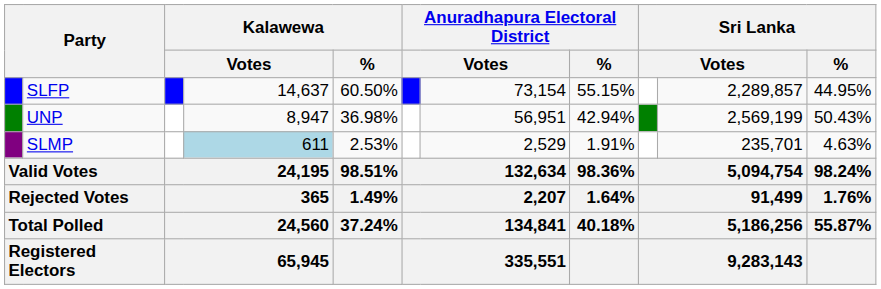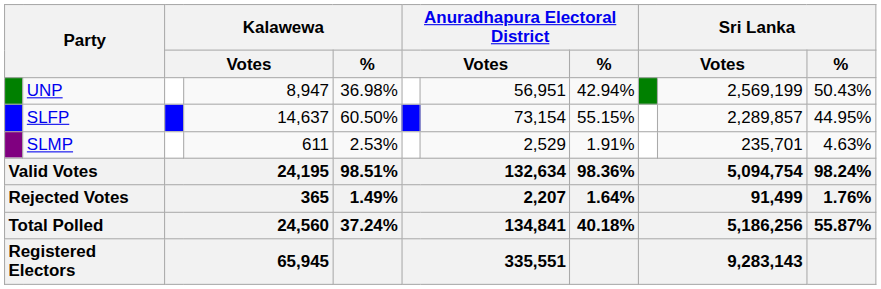rows swapped: (48, 90) <-> (45, 117)
(316, 144) lightblue background -> (316, 144) no background
